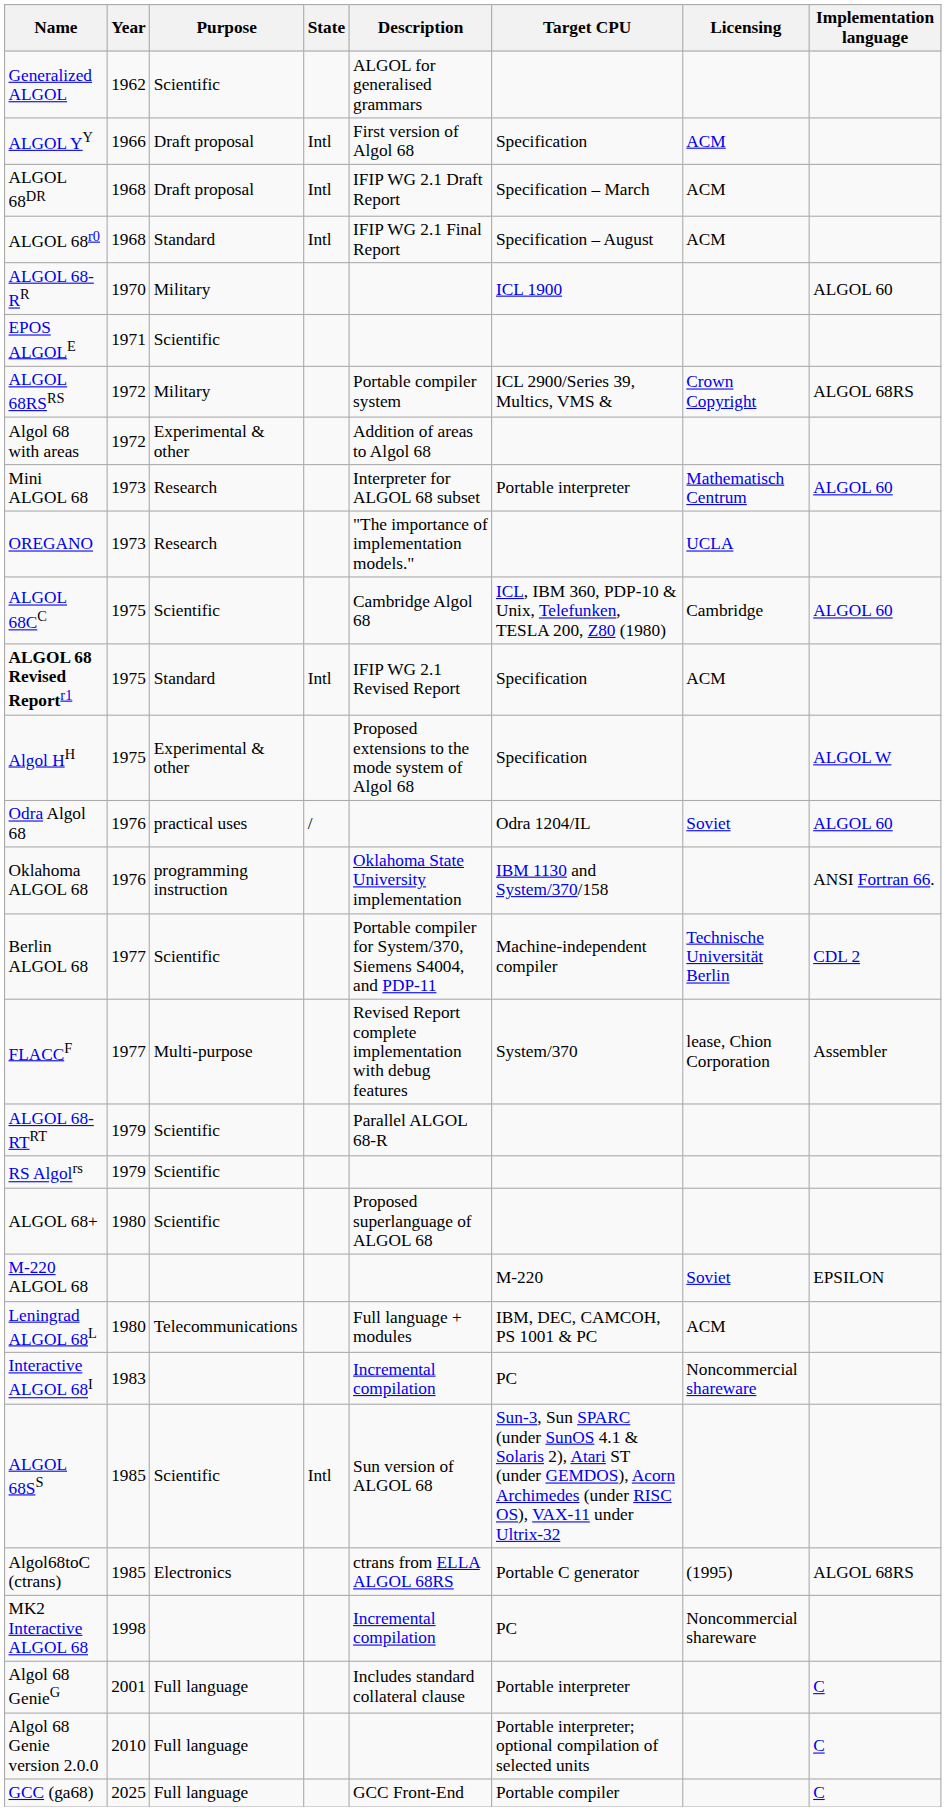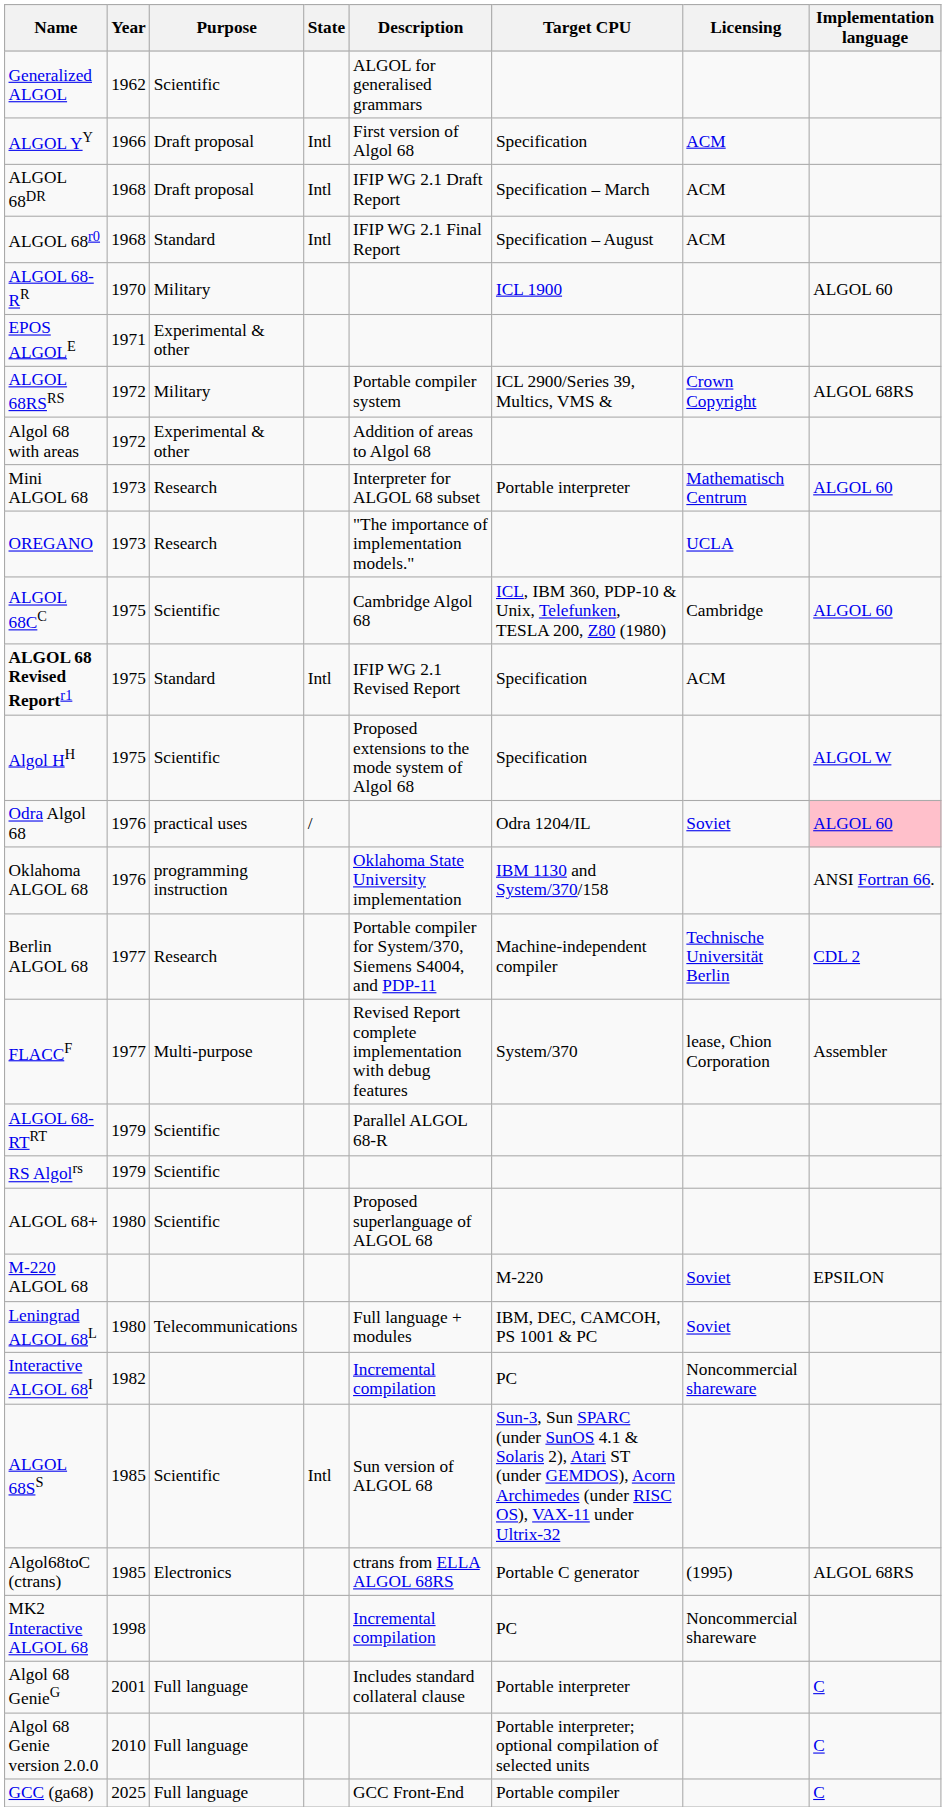(187, 340) Scientific -> (209, 340) Experimental & other
(209, 757) Experimental & other -> (187, 757) Scientific
(853, 823) no background -> (853, 823) pink background
(187, 956) Scientific -> (185, 956) Research
(706, 1326) ACM -> (708, 1326) Soviet
(128, 1378) 1983 -> (128, 1378) 1982
